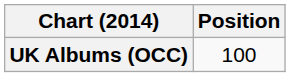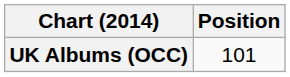(239, 54) 100 -> (239, 54) 101
